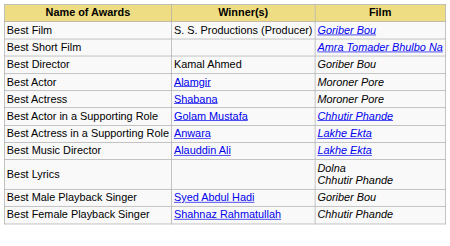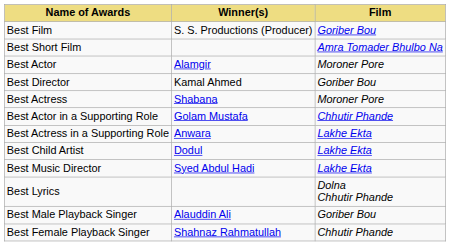rows swapped: (38, 64) <-> (32, 82)
+ row: (45, 151)
(202, 151) Alauddin Ali -> (214, 168) Syed Abdul Hadi
(214, 197) Syed Abdul Hadi -> (202, 215) Alauddin Ali
